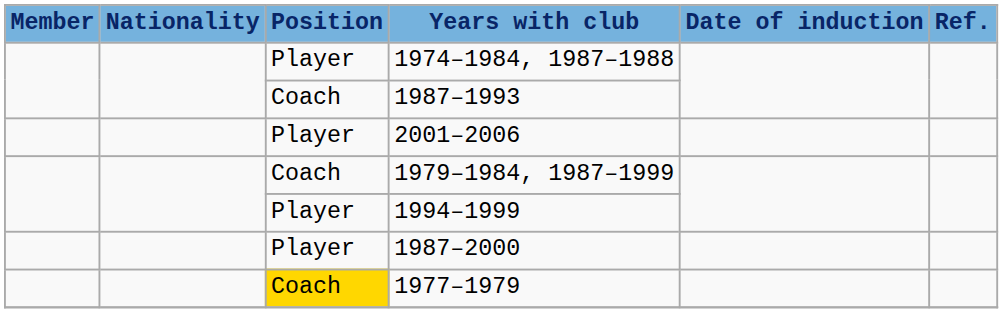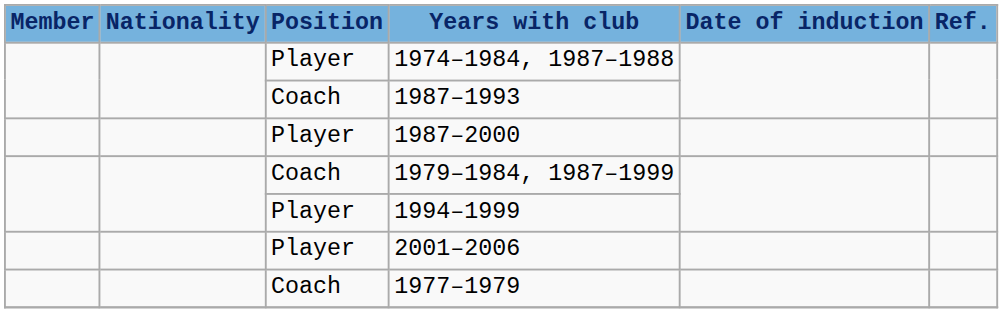rows swapped: (457, 137) <-> (457, 250)
(306, 288) gold background -> (306, 288) no background
